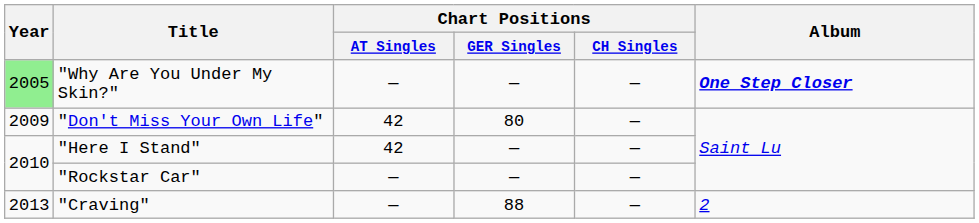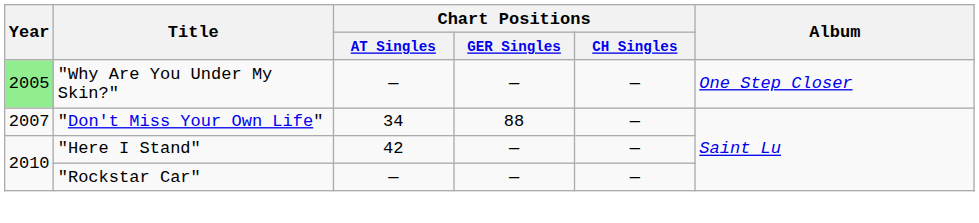(776, 84) bold -> (776, 84) normal
(29, 121) 2009 -> (29, 121) 2007
(393, 121) 42 -> (393, 121) 34
(514, 121) 80 -> (514, 121) 88
- row: (104, 205)
